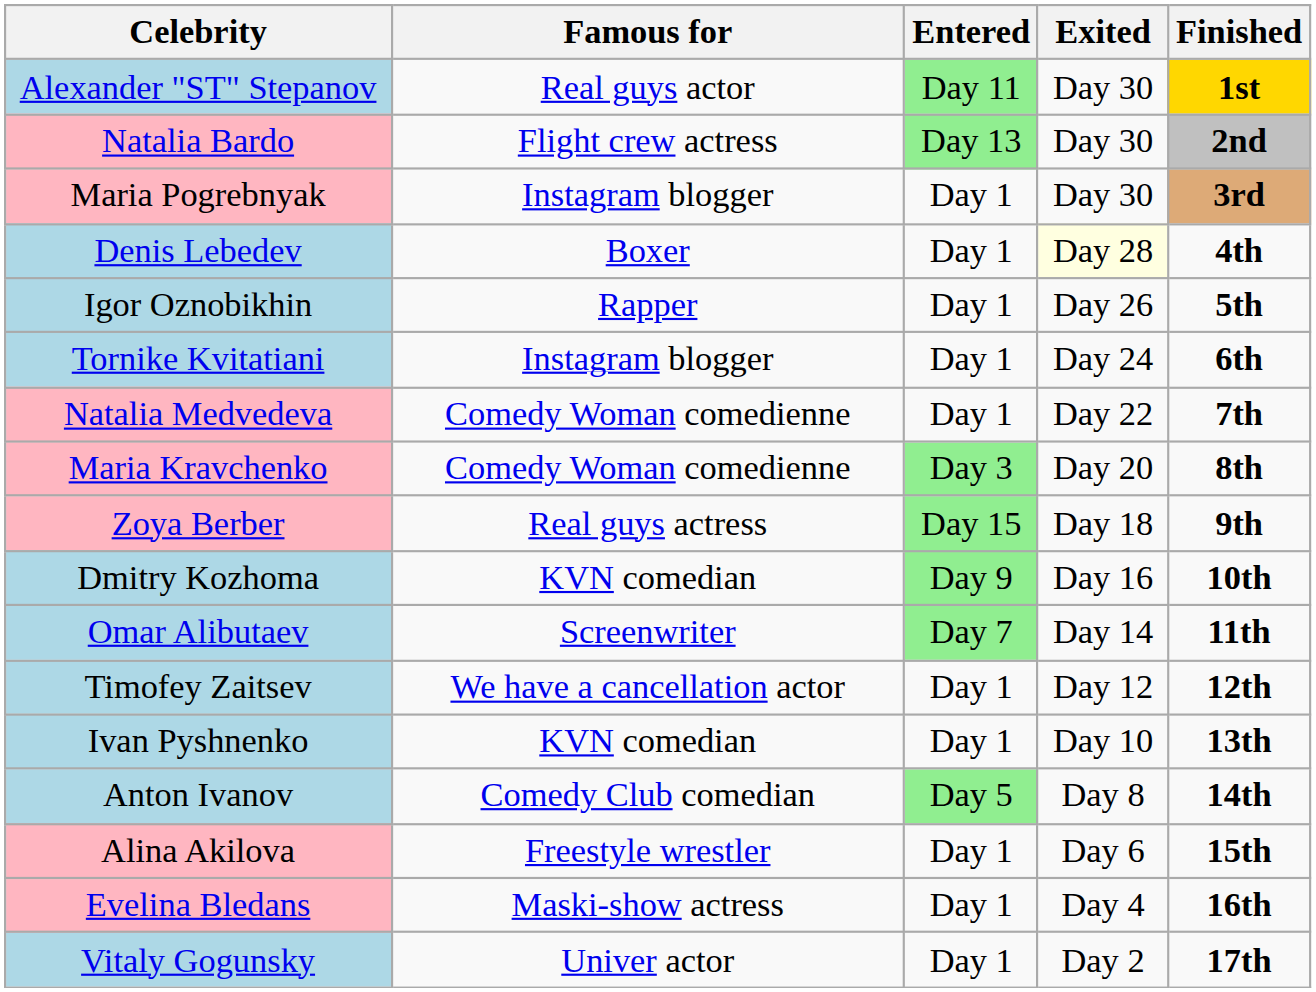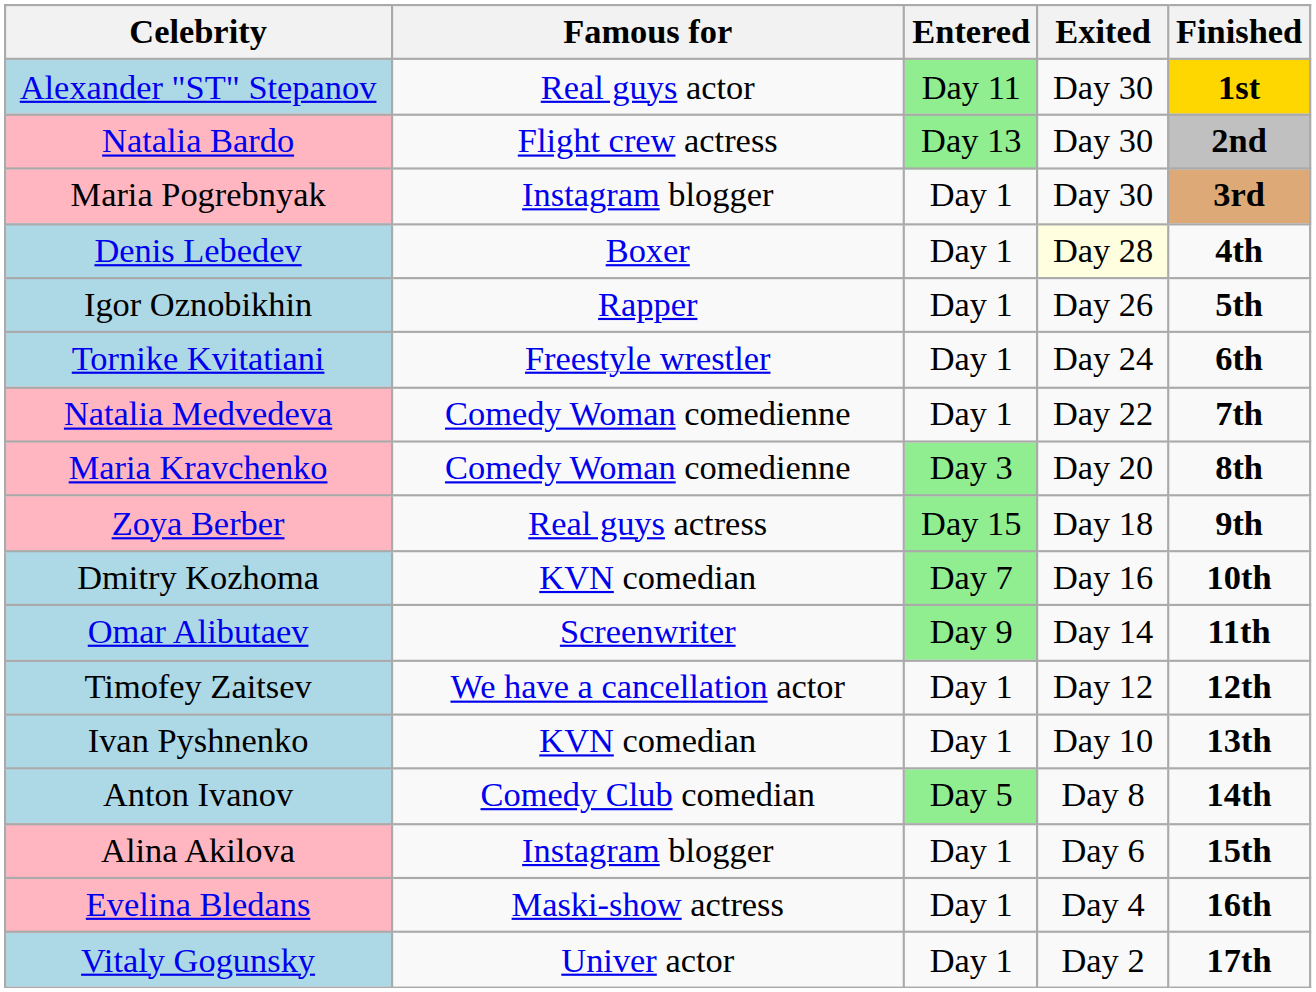(648, 359) Instagram blogger -> (648, 359) Freestyle wrestler
(971, 577) Day 9 -> (971, 577) Day 7
(971, 631) Day 7 -> (971, 631) Day 9
(648, 850) Freestyle wrestler -> (648, 850) Instagram blogger
